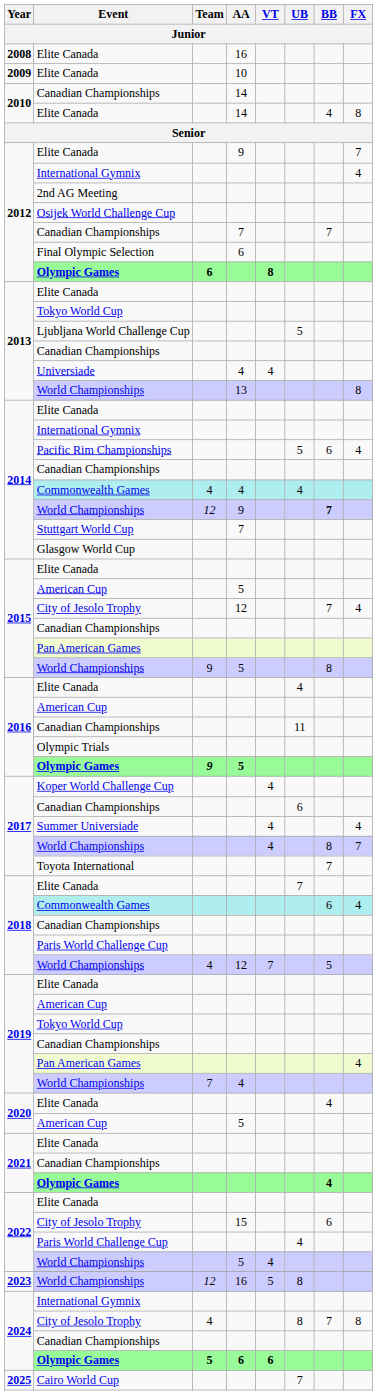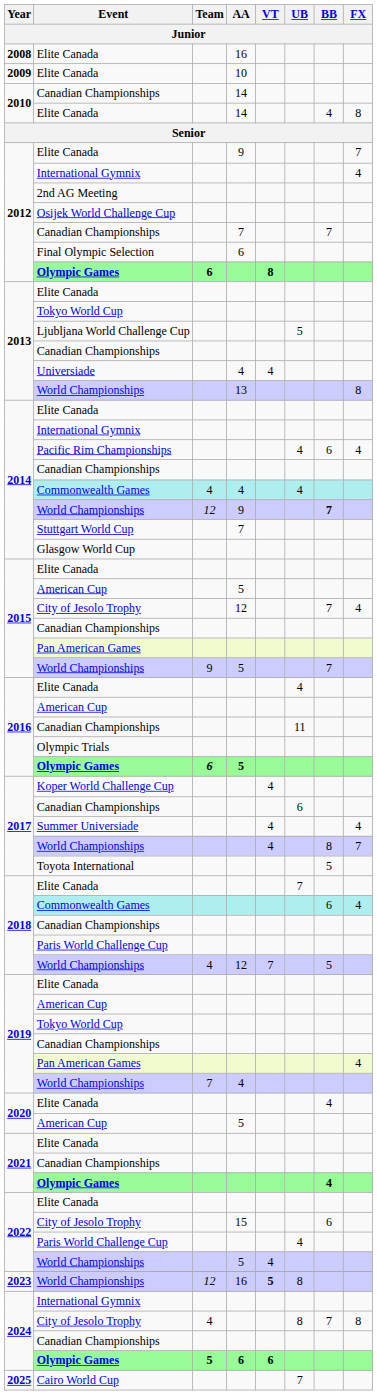(300, 450) 5 -> (300, 450) 4
(329, 667) 8 -> (329, 667) 7
(210, 766) 9 -> (210, 766) 6
(329, 865) 7 -> (329, 865) 5
(270, 1281) normal -> (270, 1281) bold
